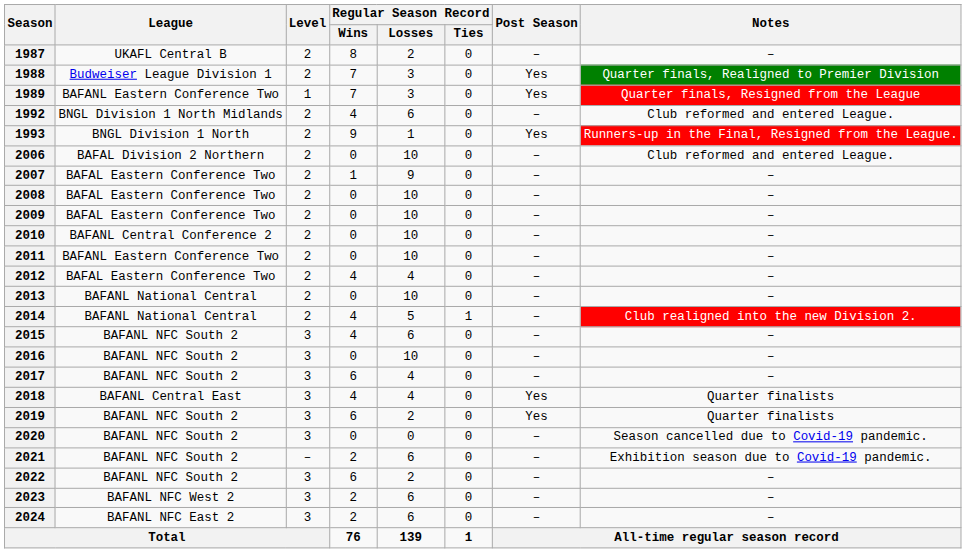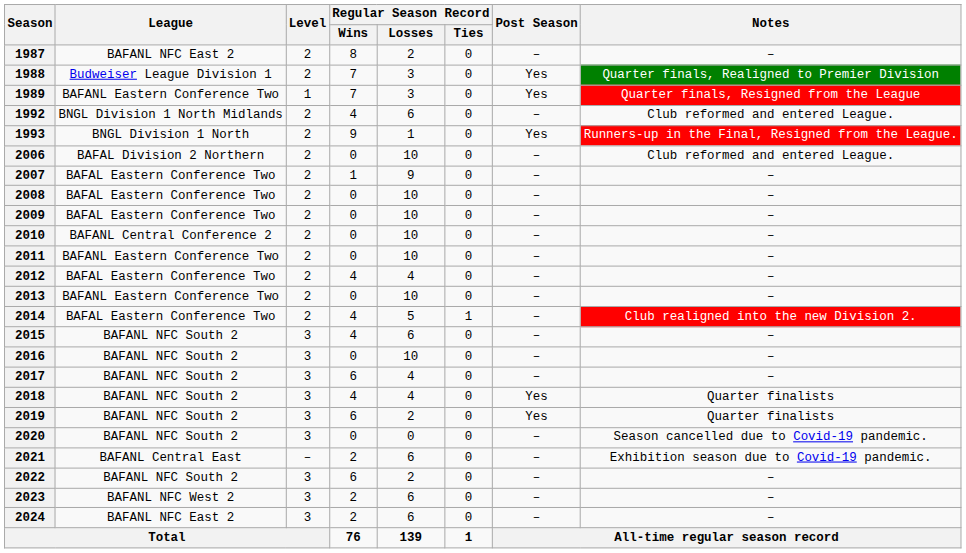(171, 55) UKAFL Central B -> (171, 55) BAFANL NFC East 2
(171, 297) BAFANL National Central -> (171, 297) BAFANL Eastern Conference Two
(171, 317) BAFANL National Central -> (171, 317) BAFAL Eastern Conference Two
(171, 398) BAFANL Central East -> (171, 398) BAFANL NFC South 2
(171, 458) BAFANL NFC South 2 -> (171, 458) BAFANL Central East
